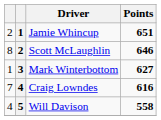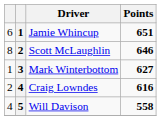(10, 32) 2 -> (10, 32) 6
(10, 88) 7 -> (10, 88) 2
